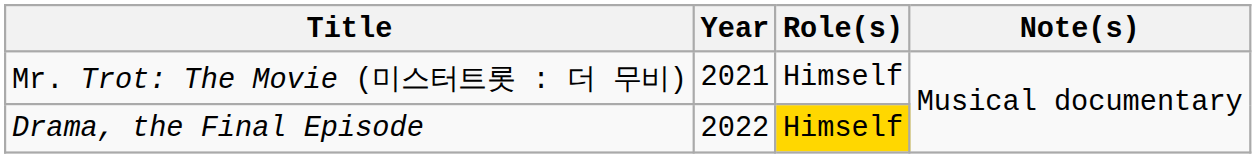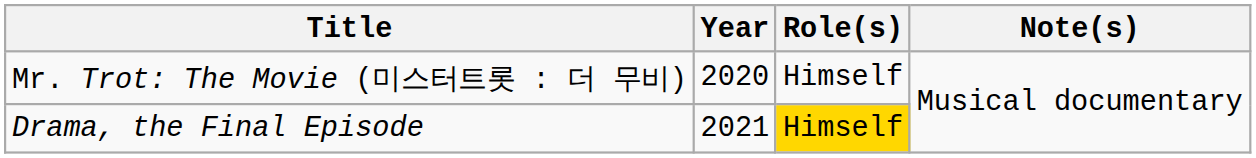(735, 78) 2021 -> (735, 78) 2020
(735, 128) 2022 -> (735, 128) 2021
